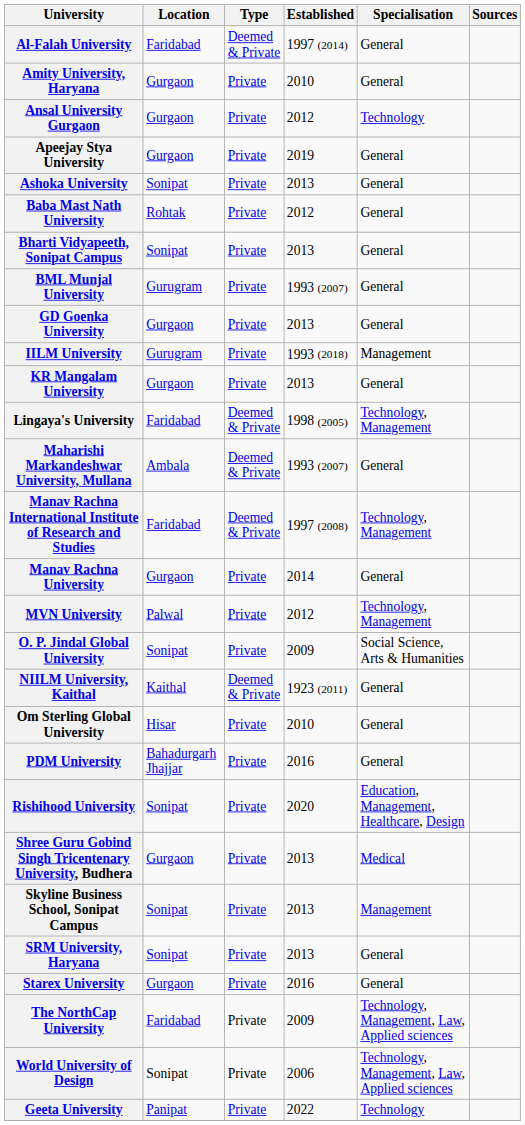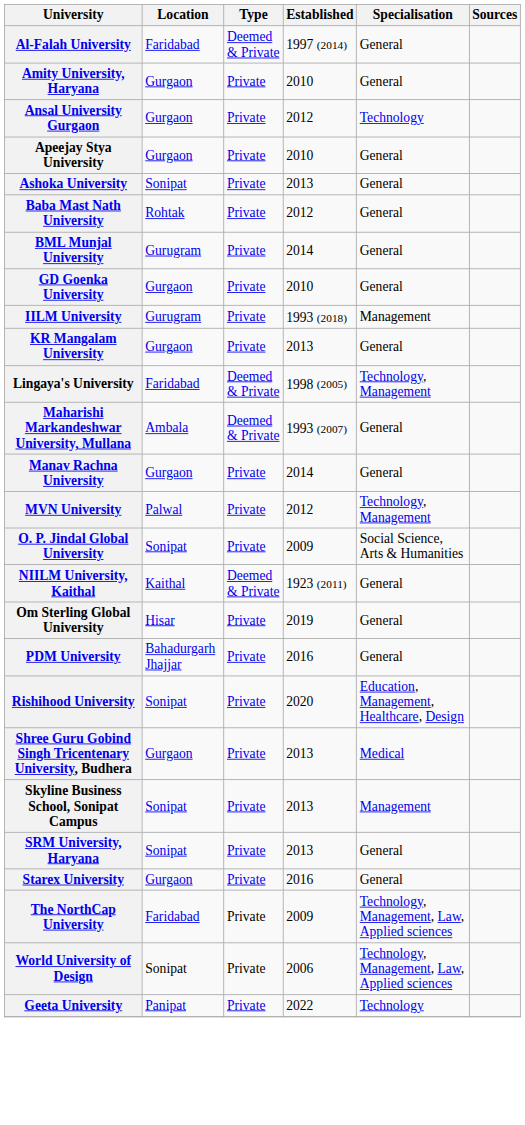(300, 155) 2019 -> (300, 155) 2010
- row: (74, 250)
(317, 287) 1993 (2007) -> (300, 250) 2014
(300, 324) 2013 -> (300, 287) 2010
- row: (74, 525)
(300, 724) 2010 -> (300, 620) 2019
